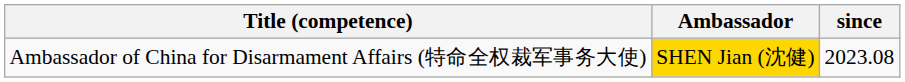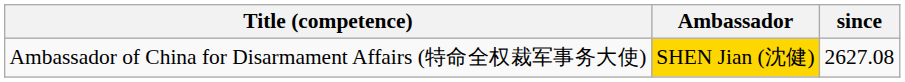(859, 57) 2023.08 -> (859, 57) 2627.08
